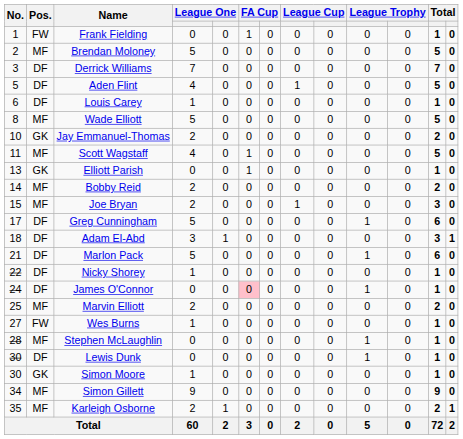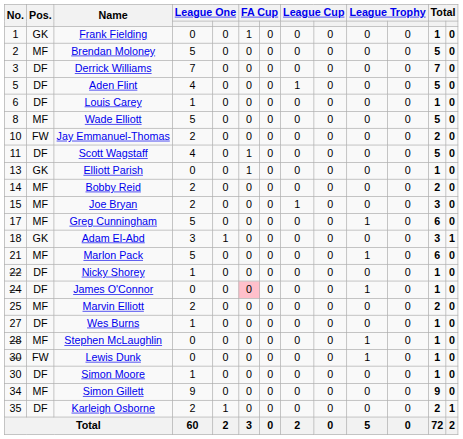(40, 34) FW -> (40, 34) GK
(40, 136) GK -> (40, 136) FW
(40, 153) MF -> (40, 153) DF
(40, 221) DF -> (40, 221) MF
(40, 238) DF -> (40, 238) GK
(40, 255) DF -> (40, 255) MF
(40, 323) FW -> (40, 323) DF
(40, 357) DF -> (40, 357) FW
(40, 374) GK -> (40, 374) DF
(40, 408) MF -> (40, 408) DF
